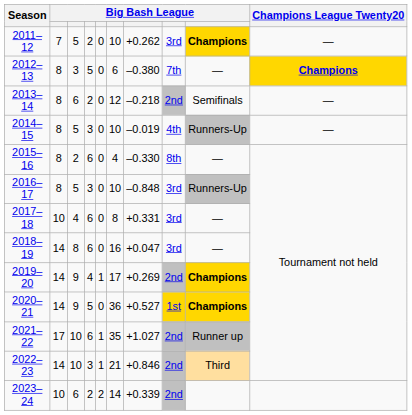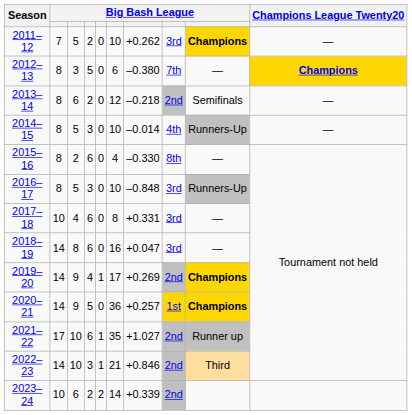(143, 130) –0.019 -> (143, 130) –0.014
(143, 306) +0.527 -> (143, 306) +0.257
